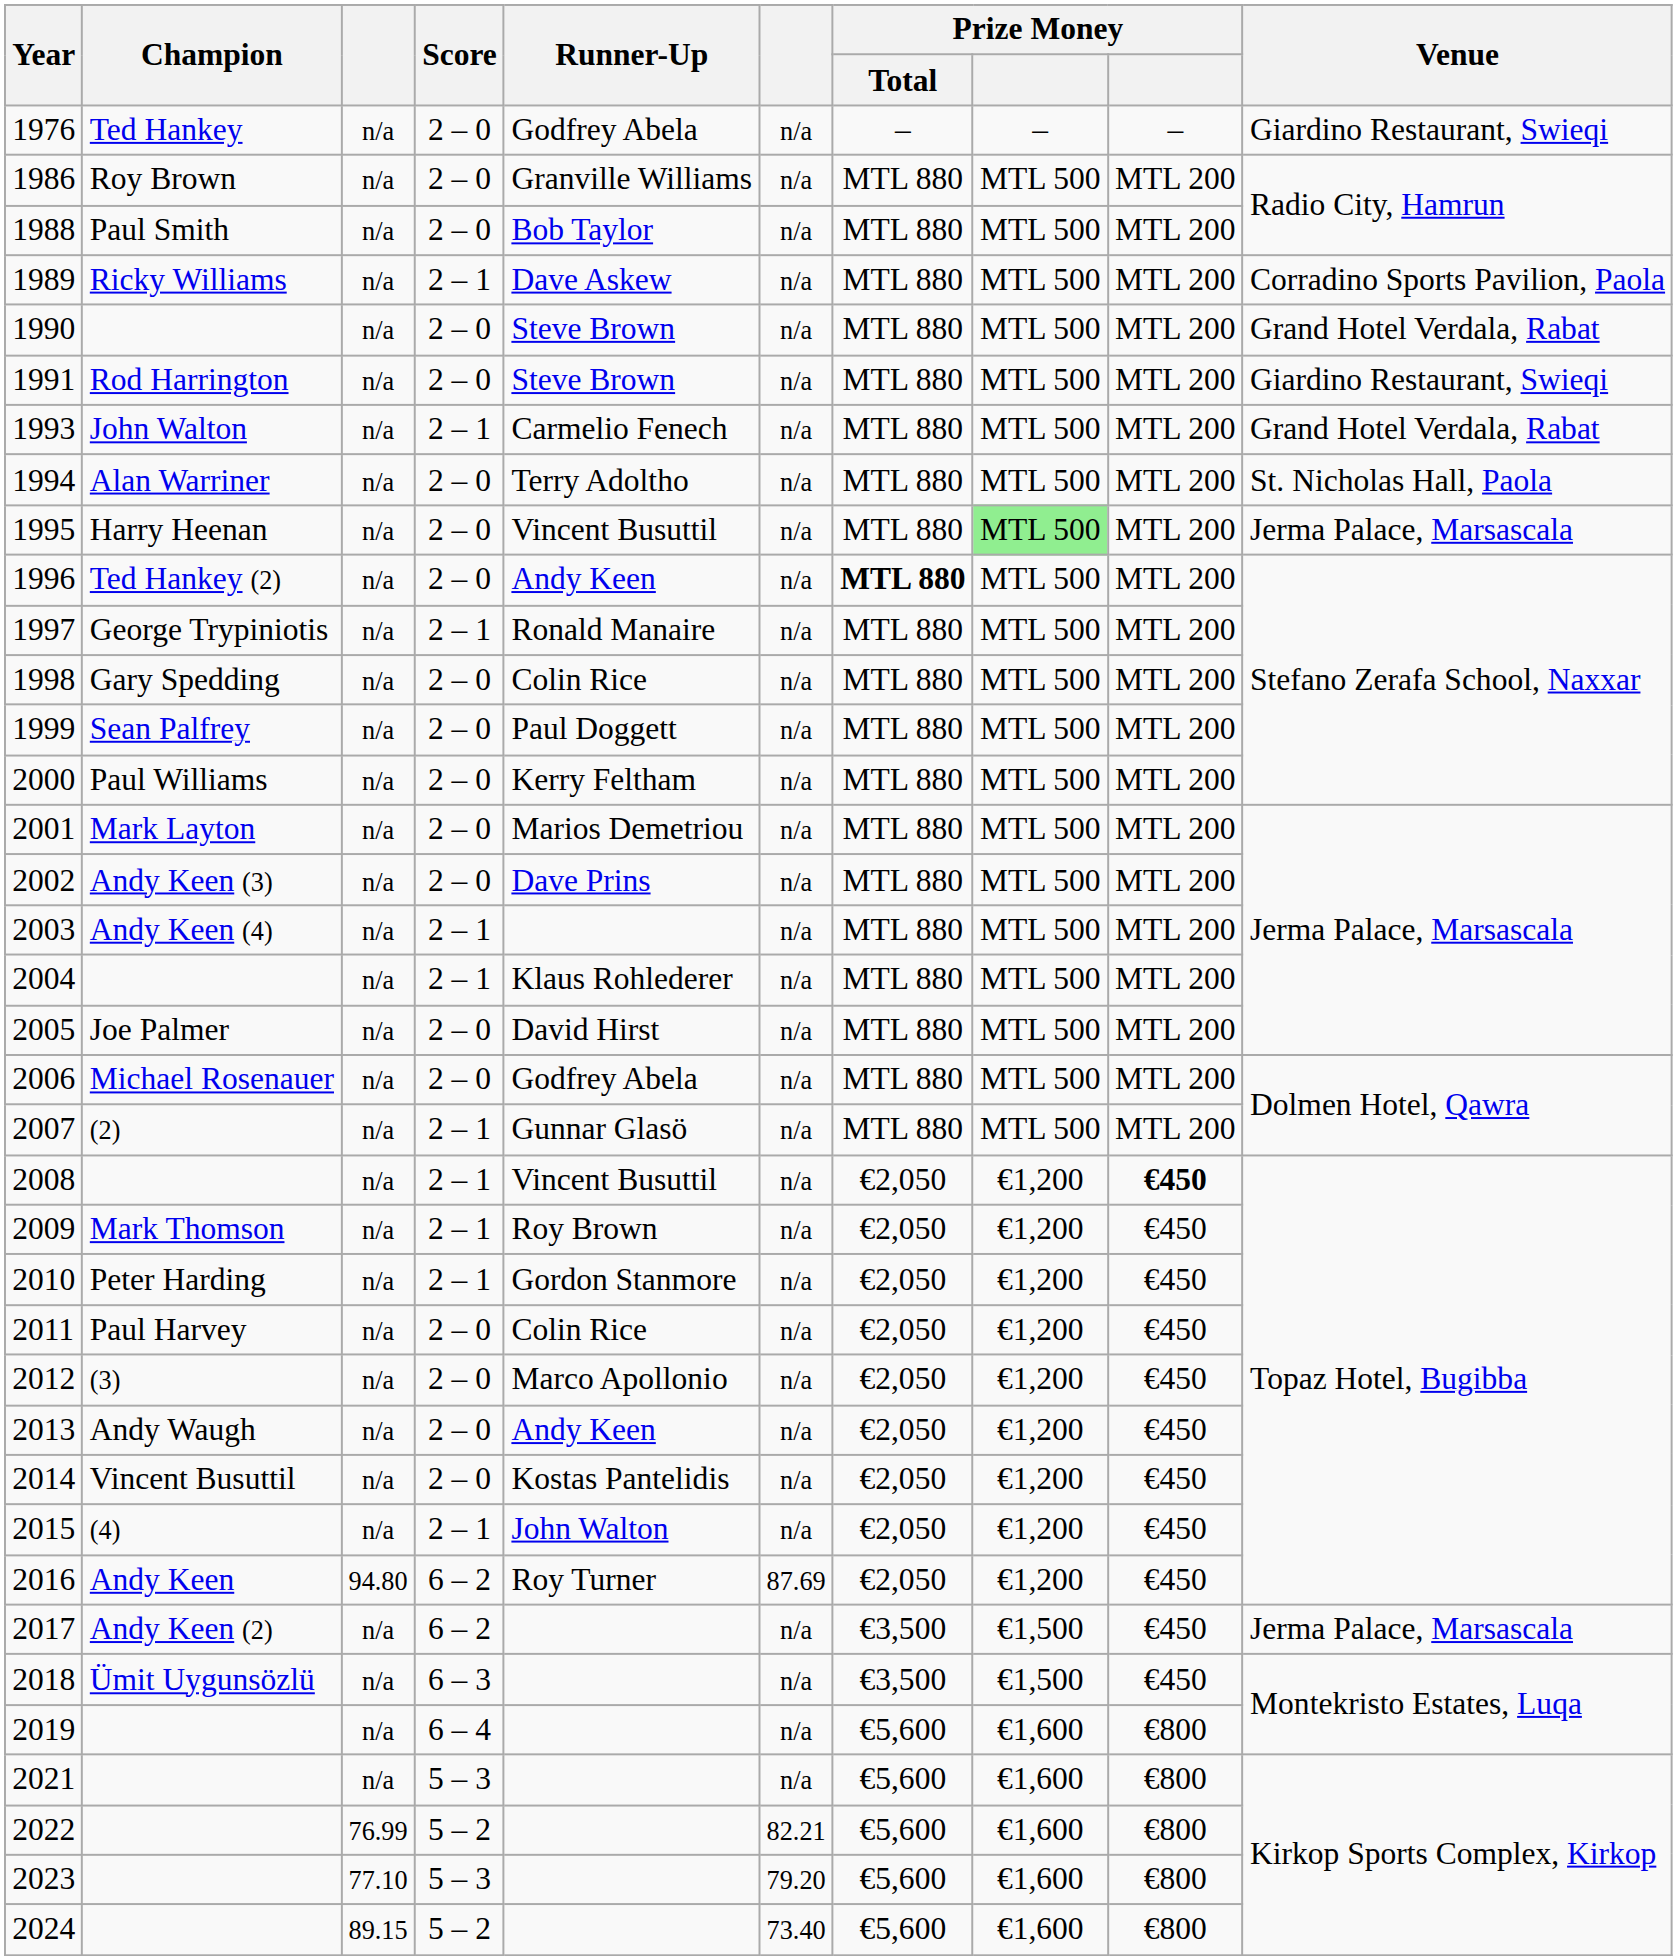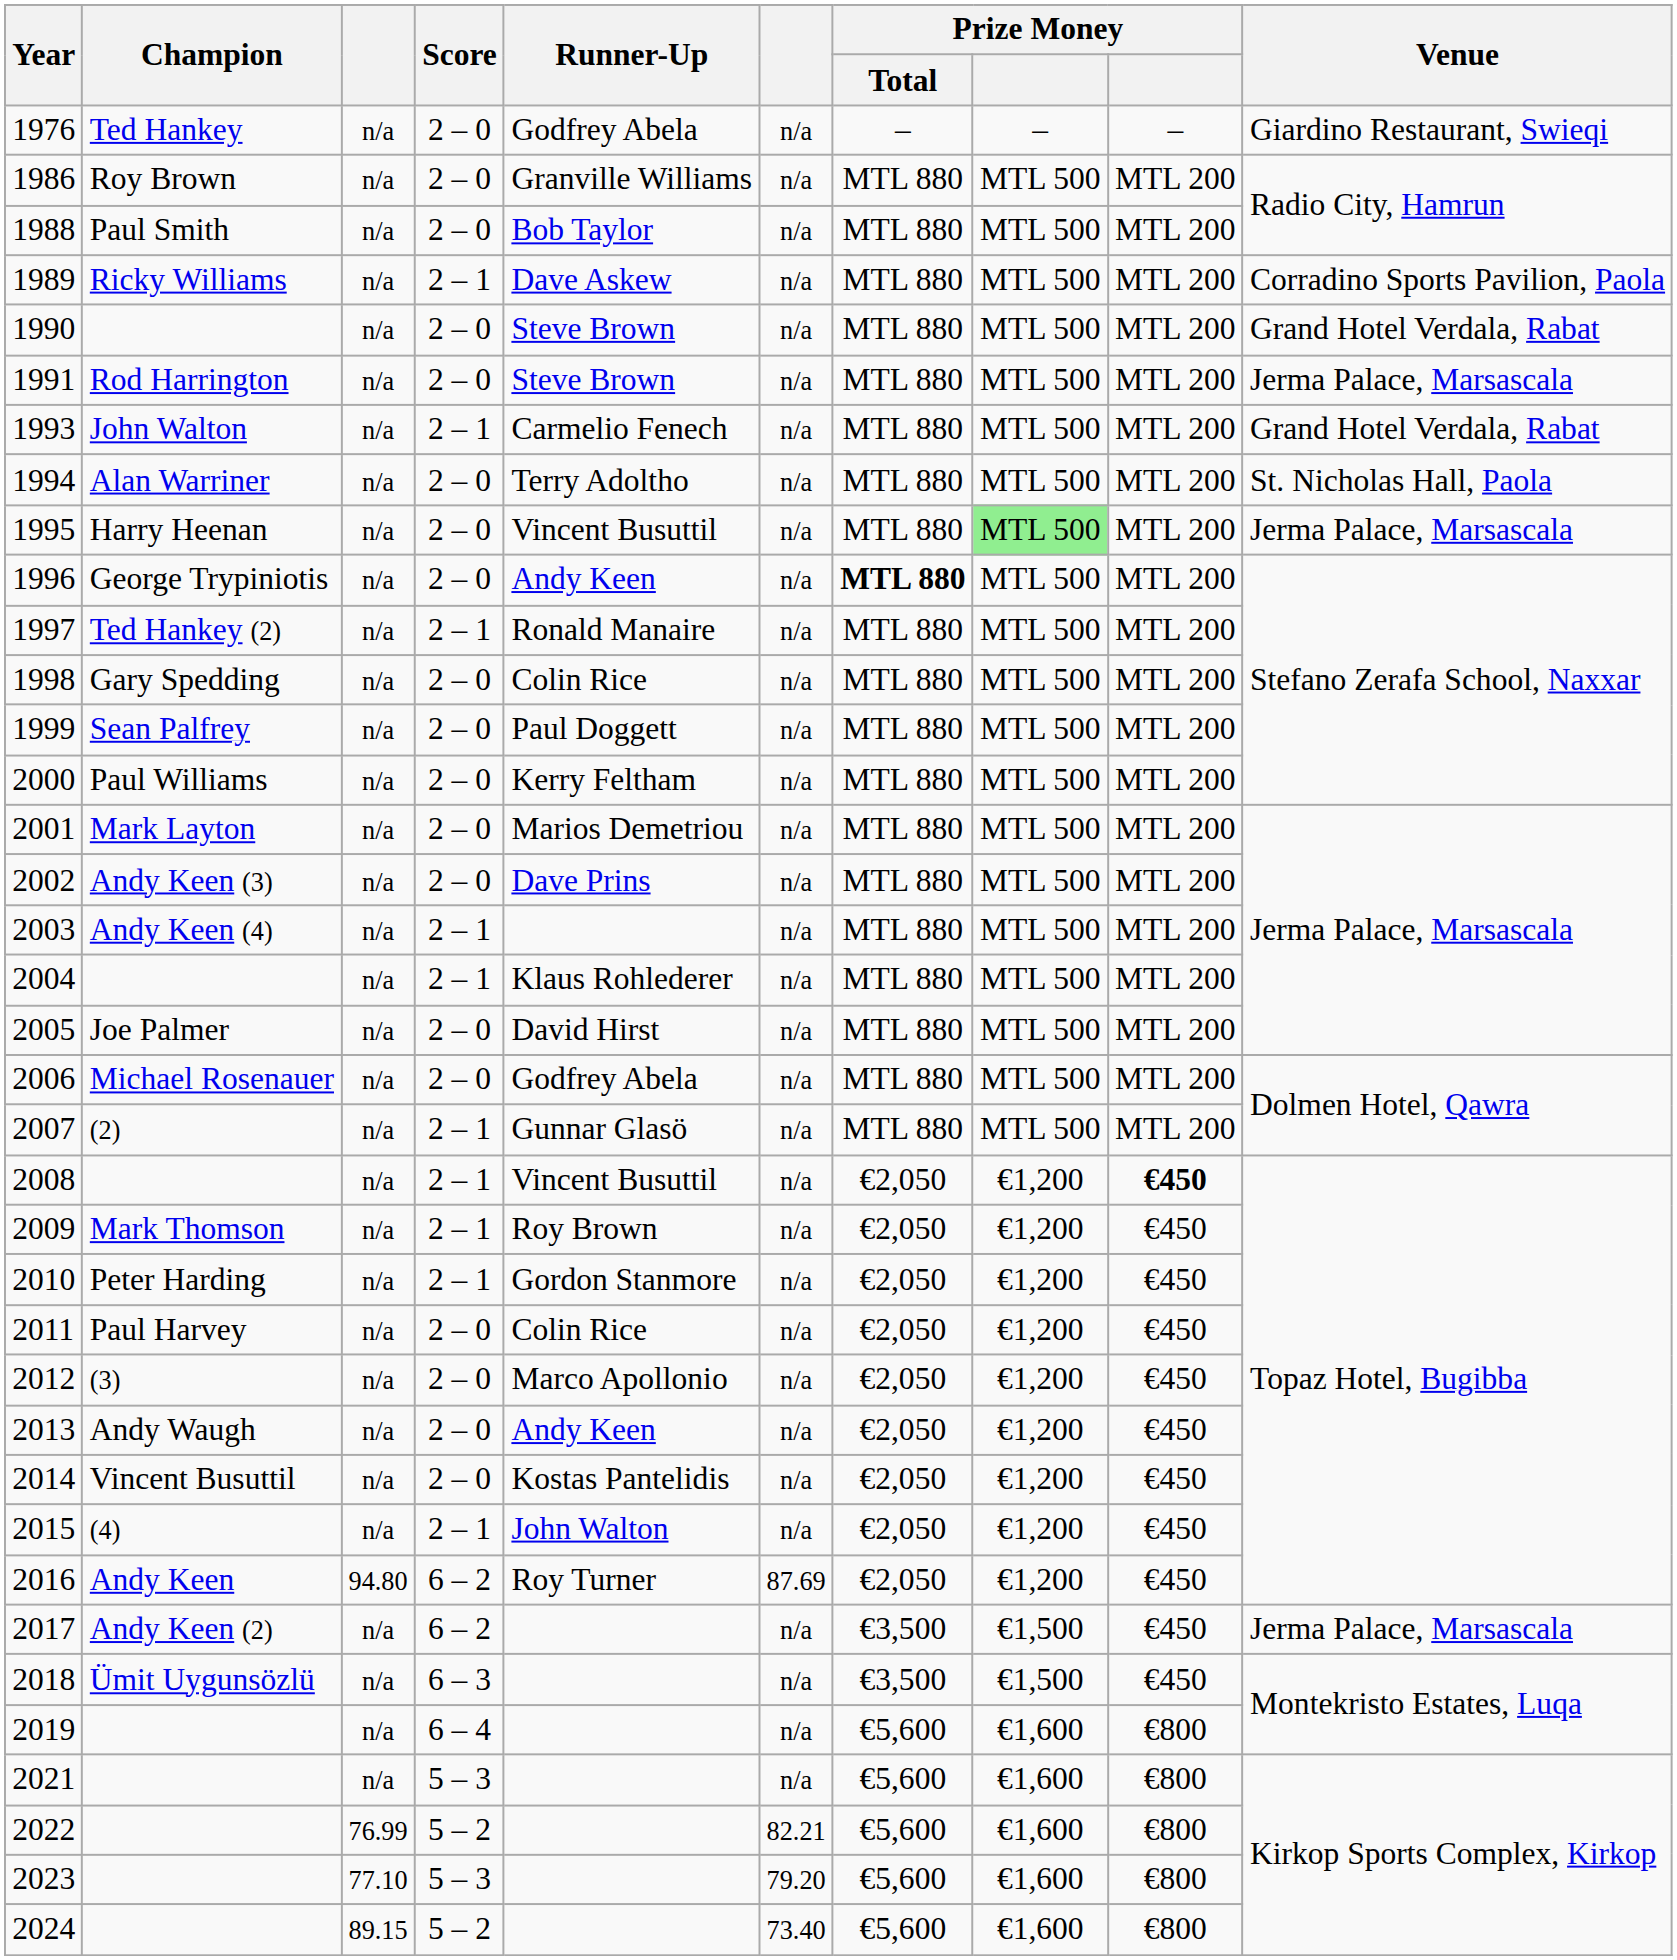(1429, 379) Giardino Restaurant, Swieqi -> (1412, 379) Jerma Palace, Marsascala
(185, 579) Ted Hankey (2) -> (209, 579) George Trypiniotis
(209, 629) George Trypiniotis -> (185, 629) Ted Hankey (2)
